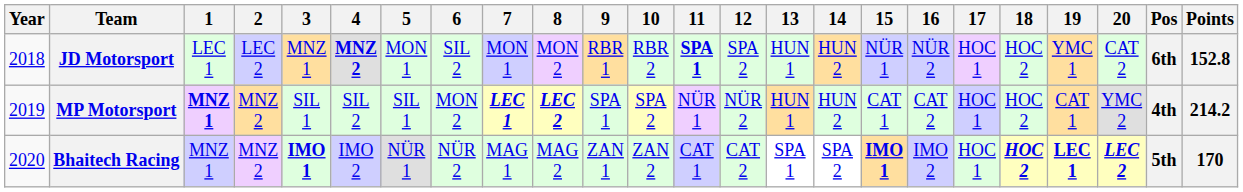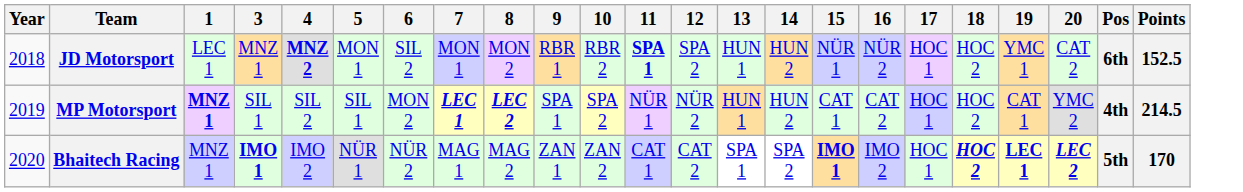- column: (258, 18)
(1210, 59) 152.8 -> (1162, 59) 152.5
(1210, 109) 214.2 -> (1162, 109) 214.5
